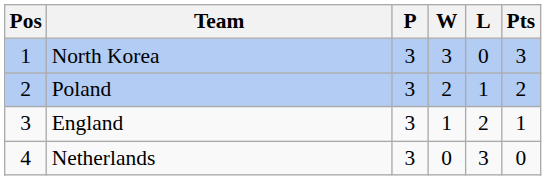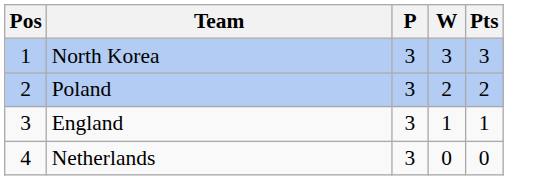- column: (483, 21)
